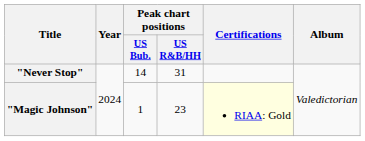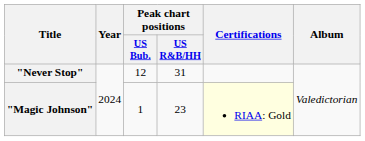(140, 73) 14 -> (140, 73) 12
